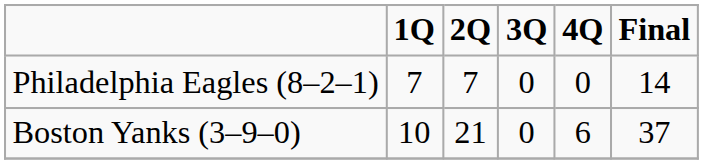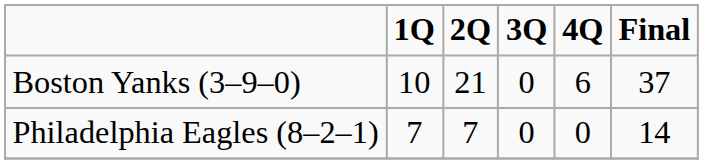rows swapped: (196, 81) <-> (157, 132)
